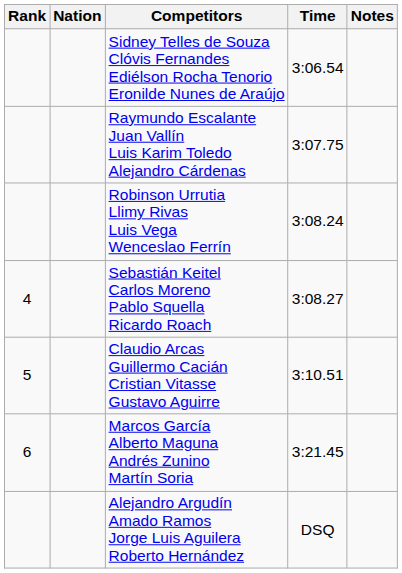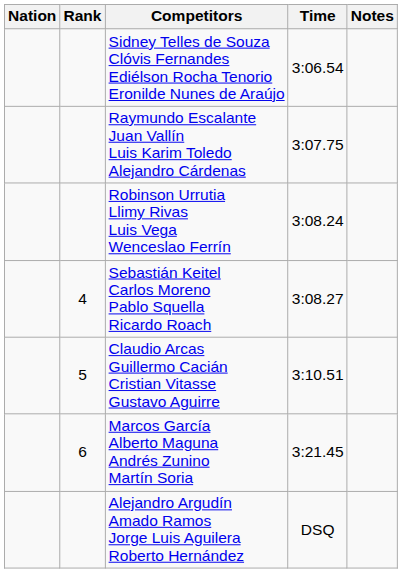columns swapped: (27, 16) <-> (77, 16)
